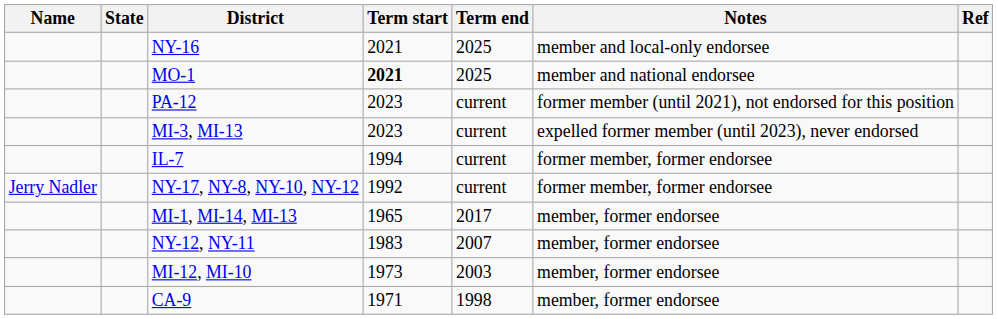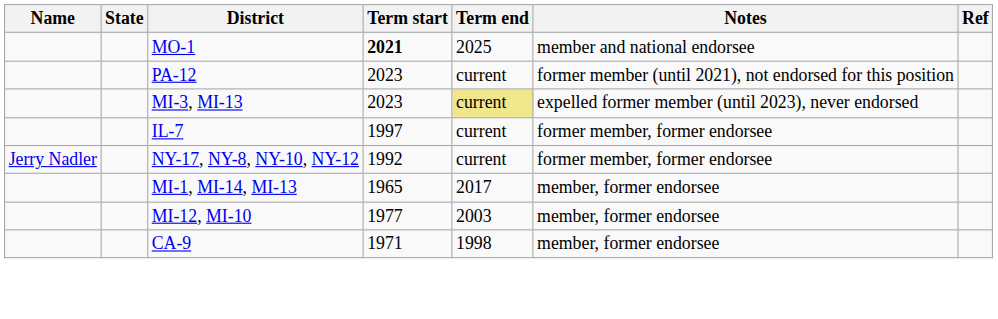- row: (175, 46)
(481, 131) no background -> (481, 103) khaki background
(385, 159) 1994 -> (385, 131) 1997
- row: (203, 243)
(385, 272) 1973 -> (385, 215) 1977
